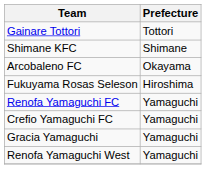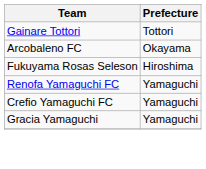- row: (42, 48)
- row: (68, 155)
